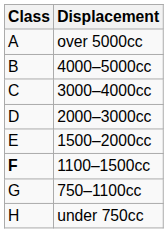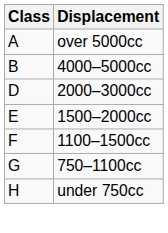- row: (104, 91)
(13, 166) bold -> (13, 141) normal
